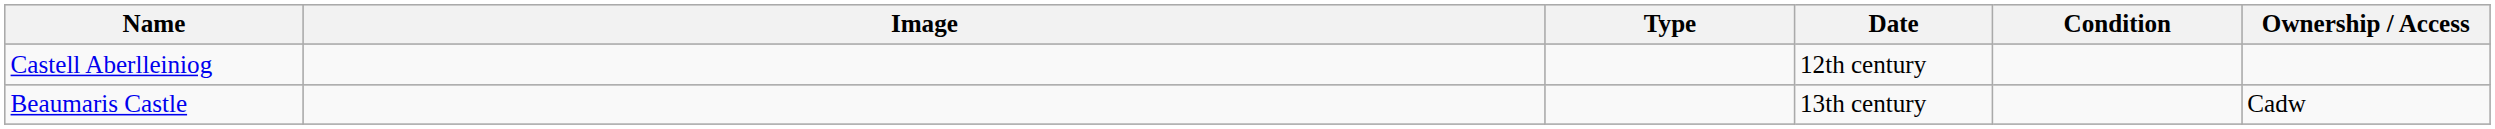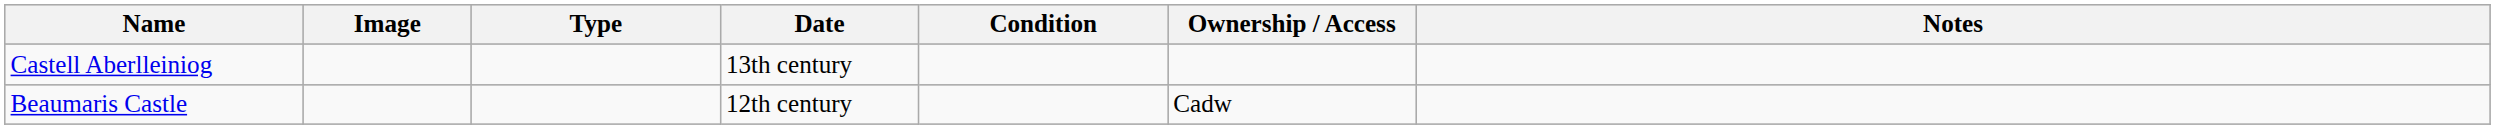+ column: (1953, 24)
(1863, 64) 12th century -> (789, 64) 13th century
(1863, 104) 13th century -> (789, 104) 12th century
